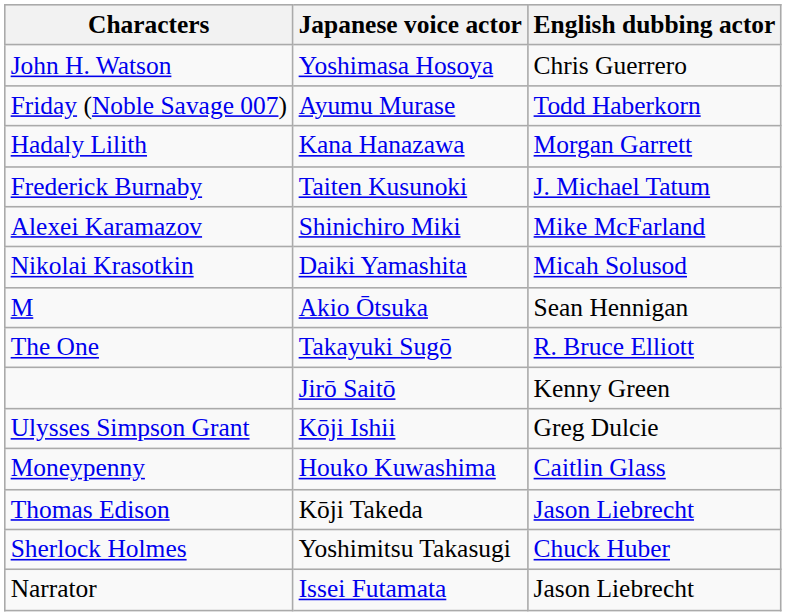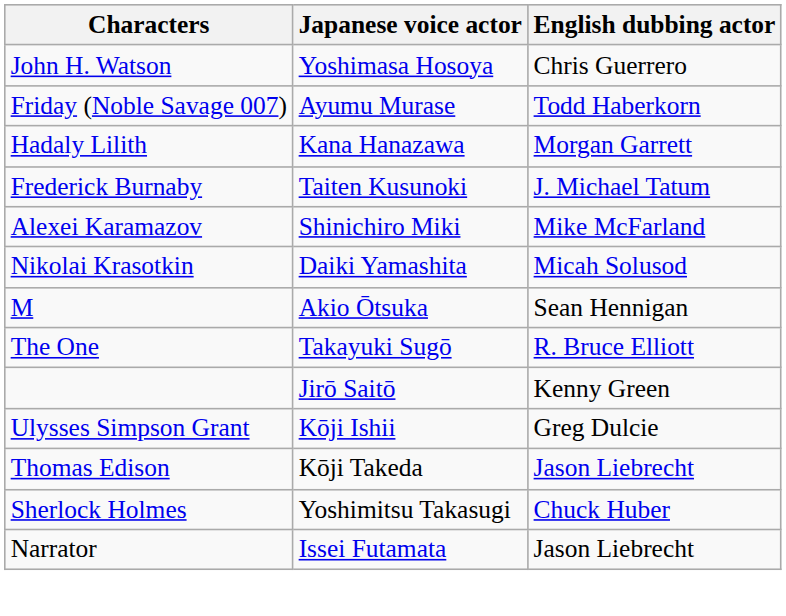- row: (78, 468)
